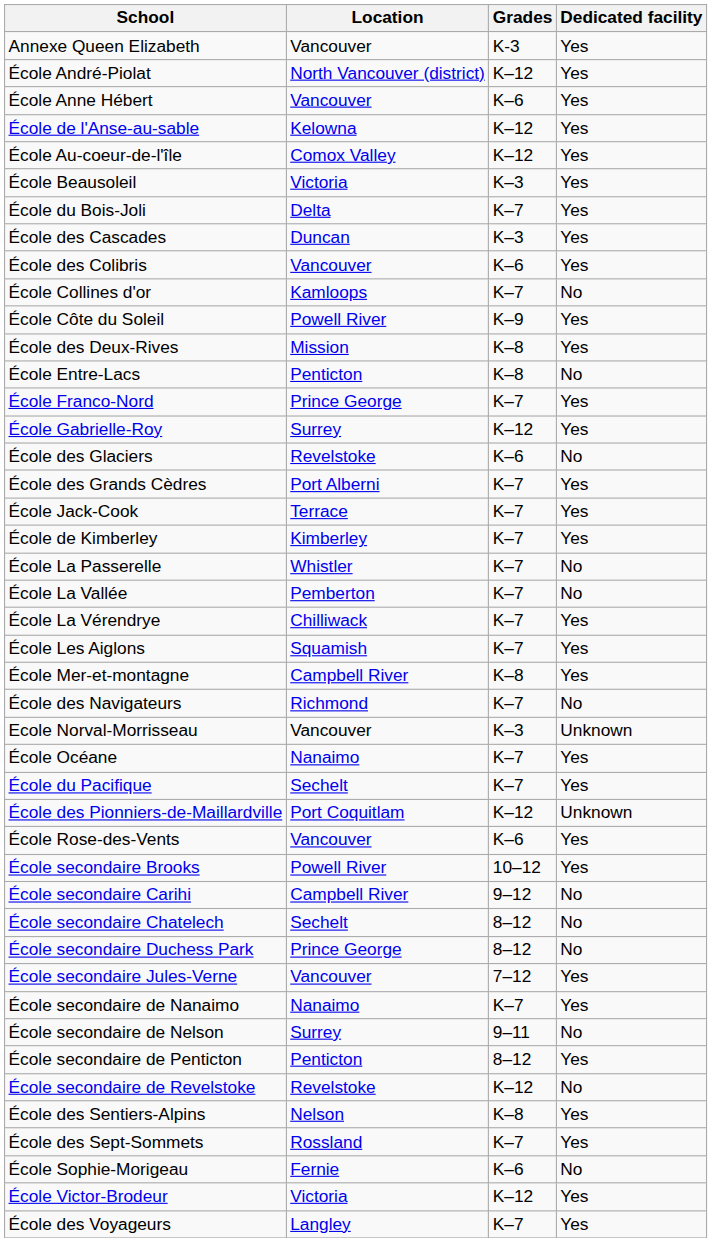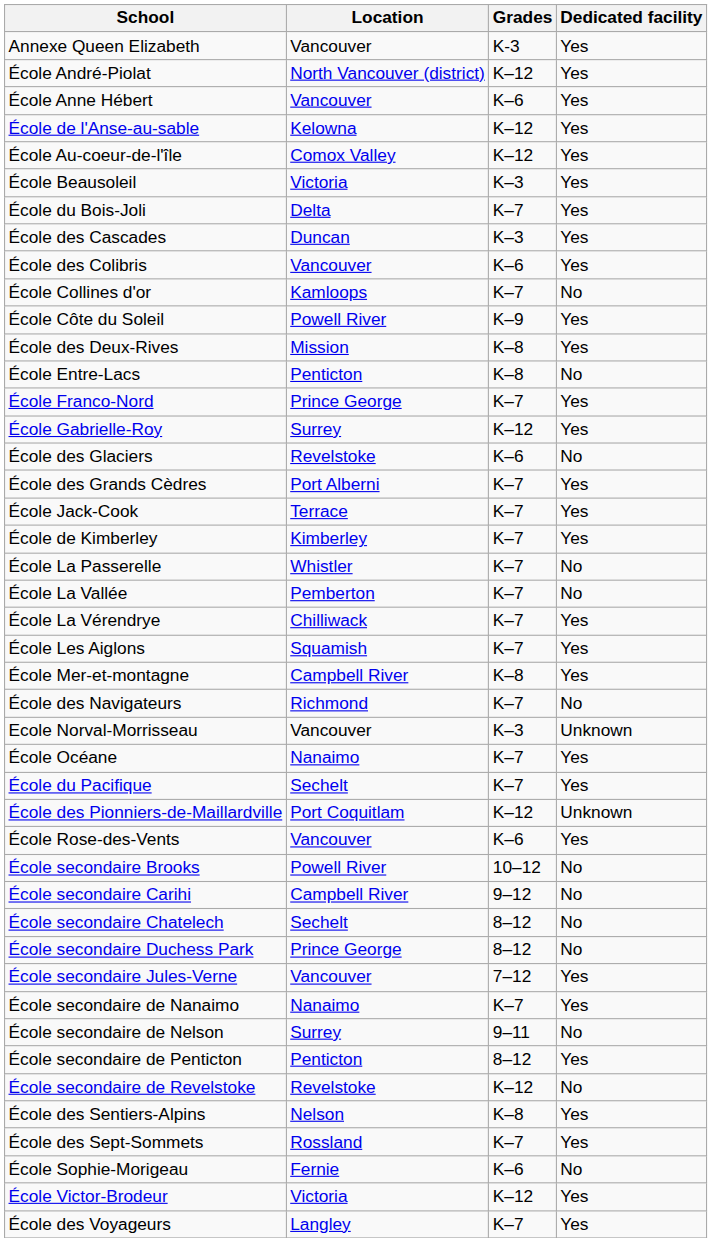(574, 867) Yes -> (571, 867) No
